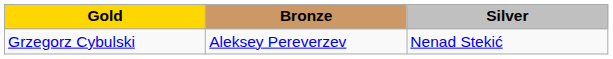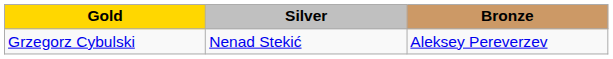columns swapped: (507, 16) <-> (306, 16)
